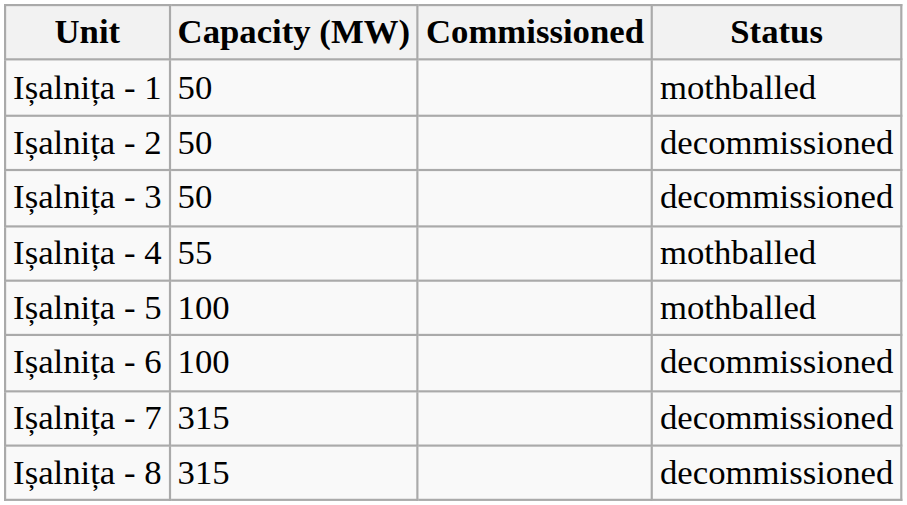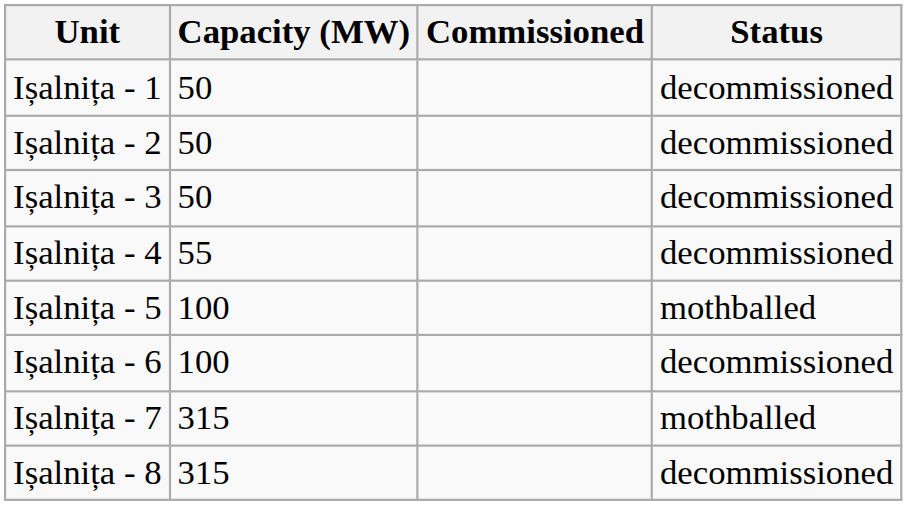(738, 87) mothballed -> (777, 87) decommissioned
(738, 252) mothballed -> (777, 252) decommissioned
(777, 417) decommissioned -> (738, 417) mothballed
